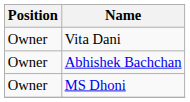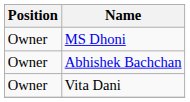rows swapped: (95, 85) <-> (93, 39)
